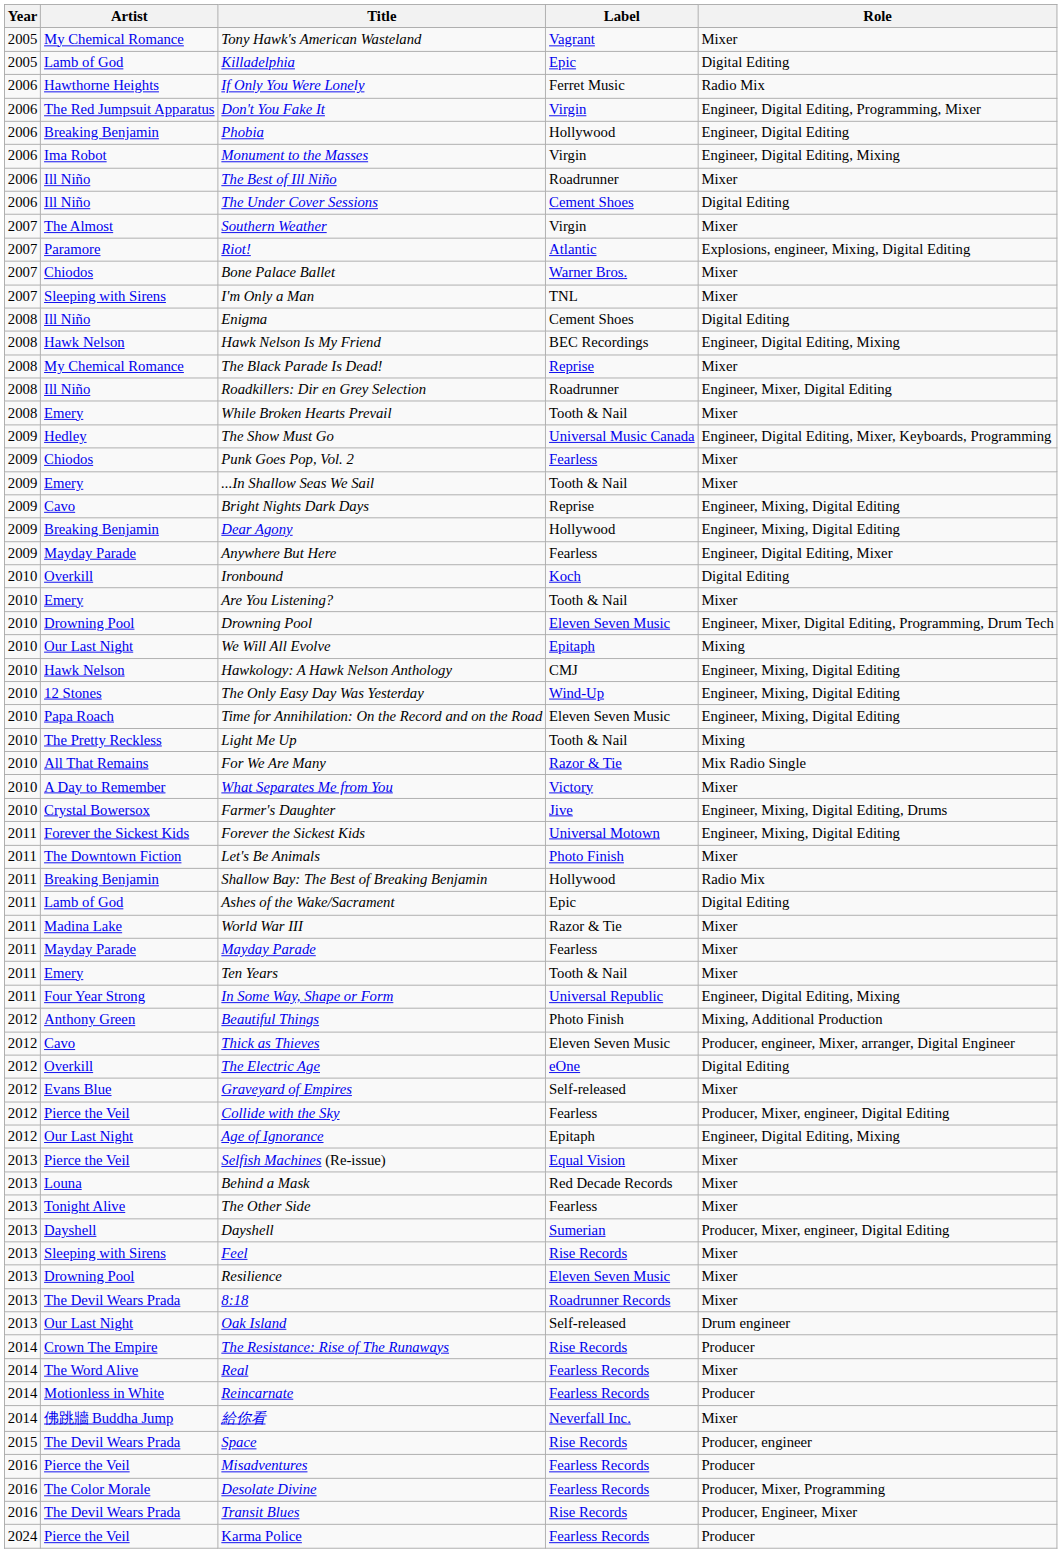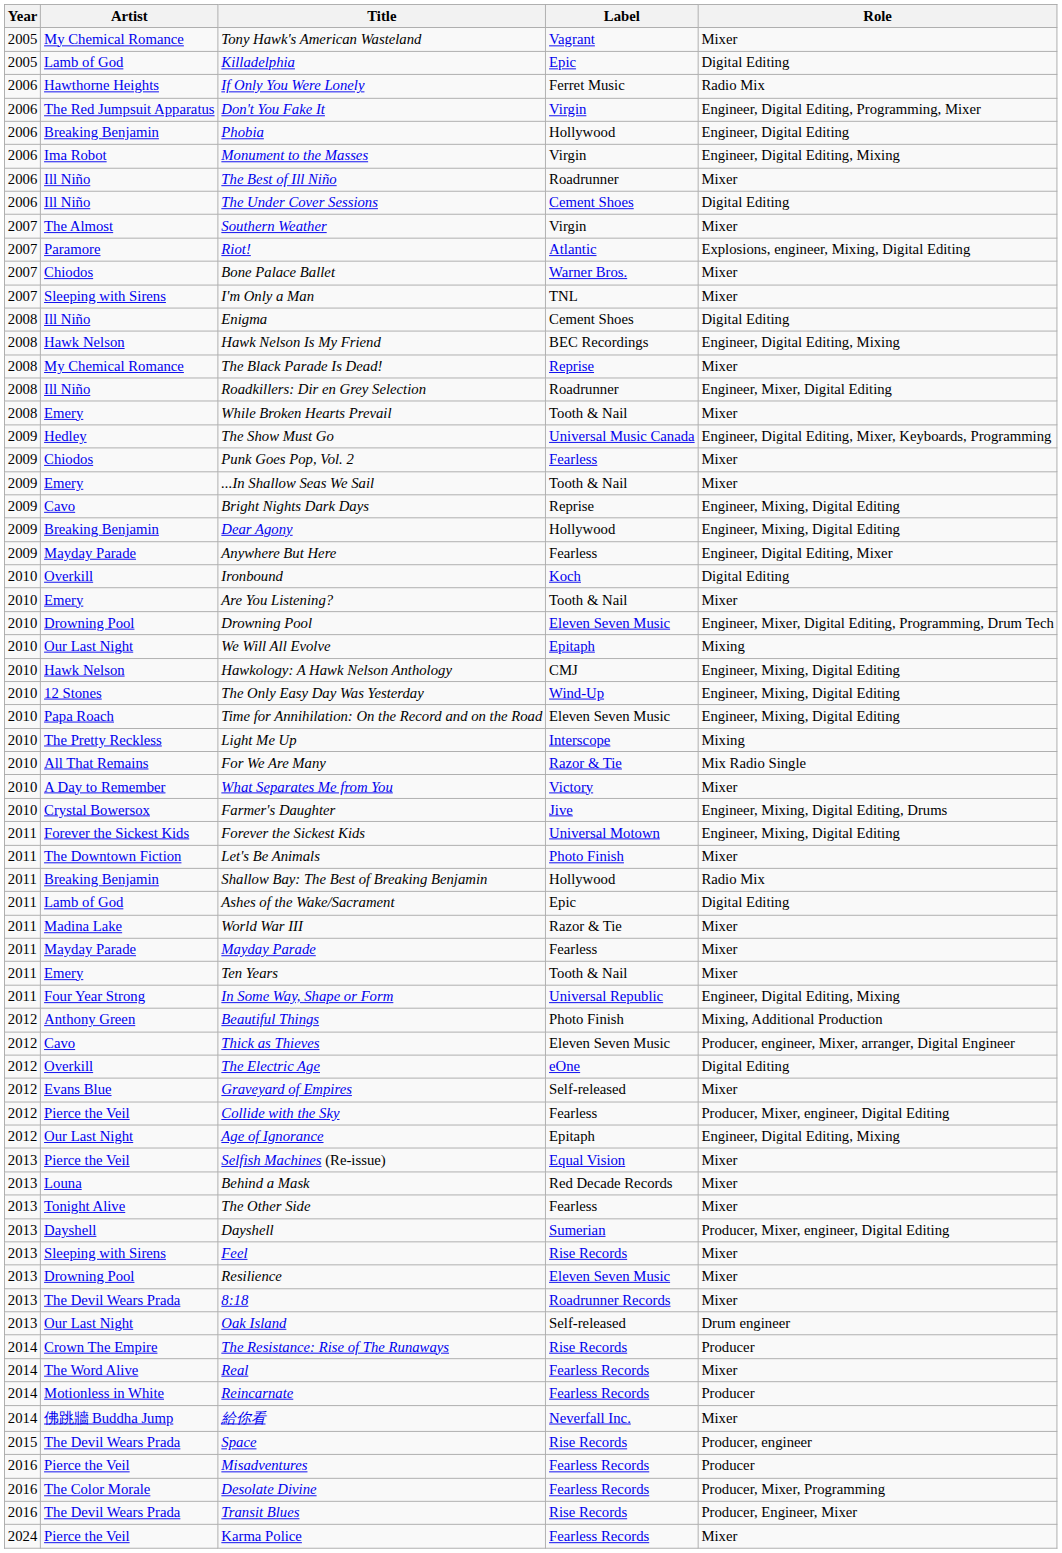(588, 739) Tooth & Nail -> (580, 739) Interscope
(728, 1536) Producer -> (719, 1536) Mixer
